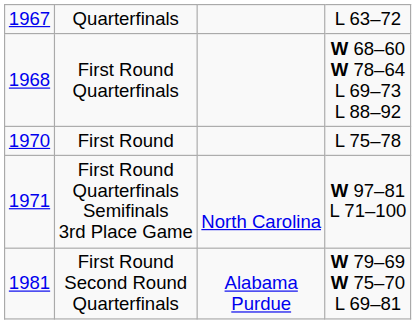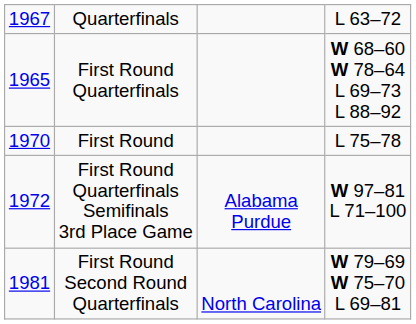(30, 79) 1968 -> (30, 79) 1965
(30, 201) 1971 -> (30, 201) 1972
(261, 222) North Carolina -> (261, 211) Alabama Purdue
(261, 293) Alabama Purdue -> (261, 303) North Carolina
